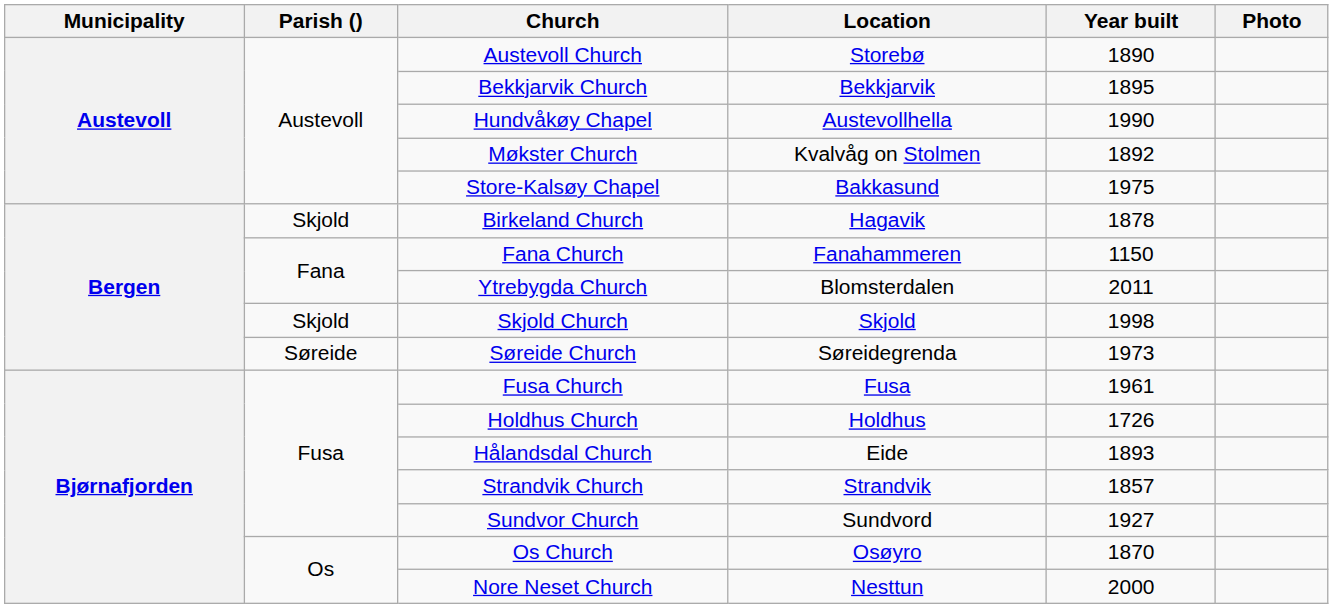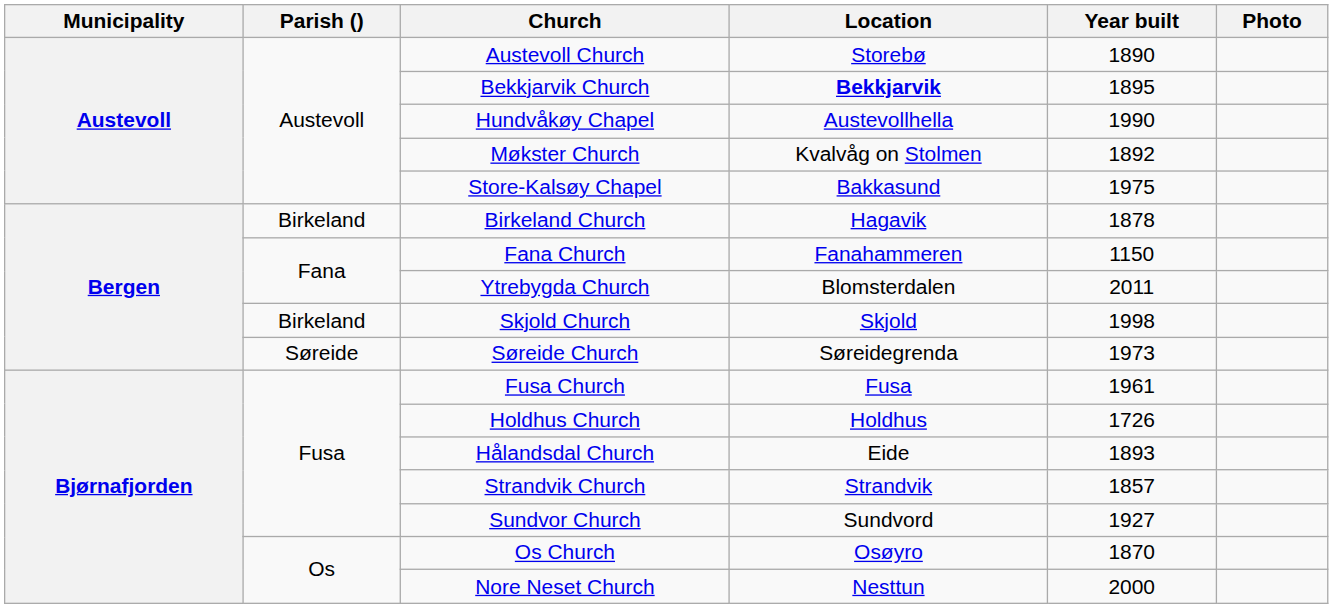(887, 87) normal -> (888, 87) bold
(321, 220) Skjold -> (322, 220) Birkeland
(321, 320) Skjold -> (322, 320) Birkeland
